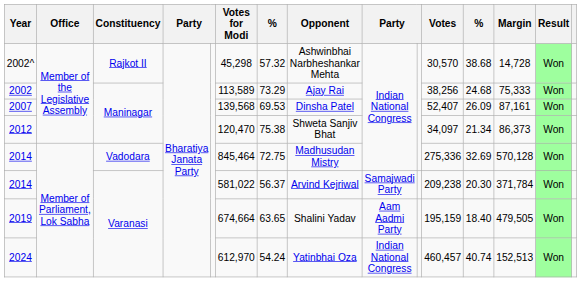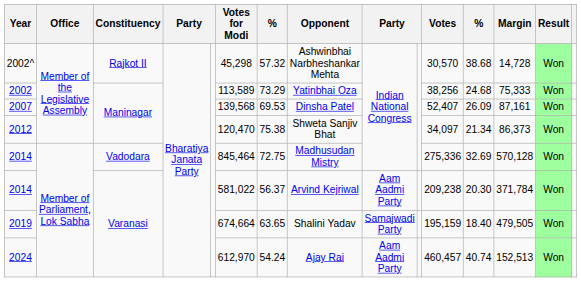(325, 91) Ajay Rai -> (325, 91) Yatinbhai Oza
(390, 184) Samajwadi Party -> (390, 190) Aam Aadmi Party
(390, 218) Aam Aadmi Party -> (390, 224) Samajwadi Party
(325, 257) Yatinbhai Oza -> (325, 257) Ajay Rai
(390, 257) Indian National Congress -> (390, 257) Aam Aadmi Party
